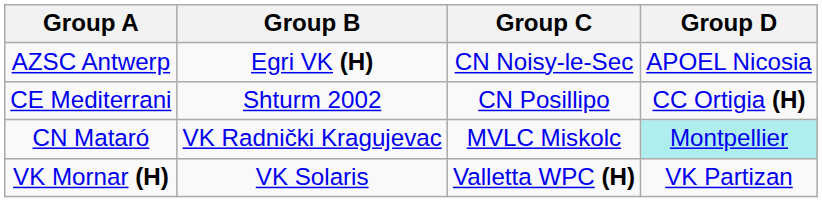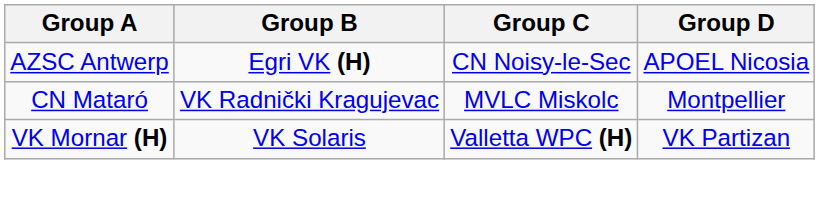- row: (91, 100)
(729, 138) paleturquoise background -> (726, 100) no background
